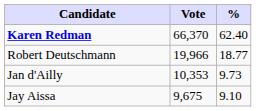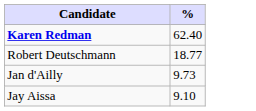- column: (193, 14)
